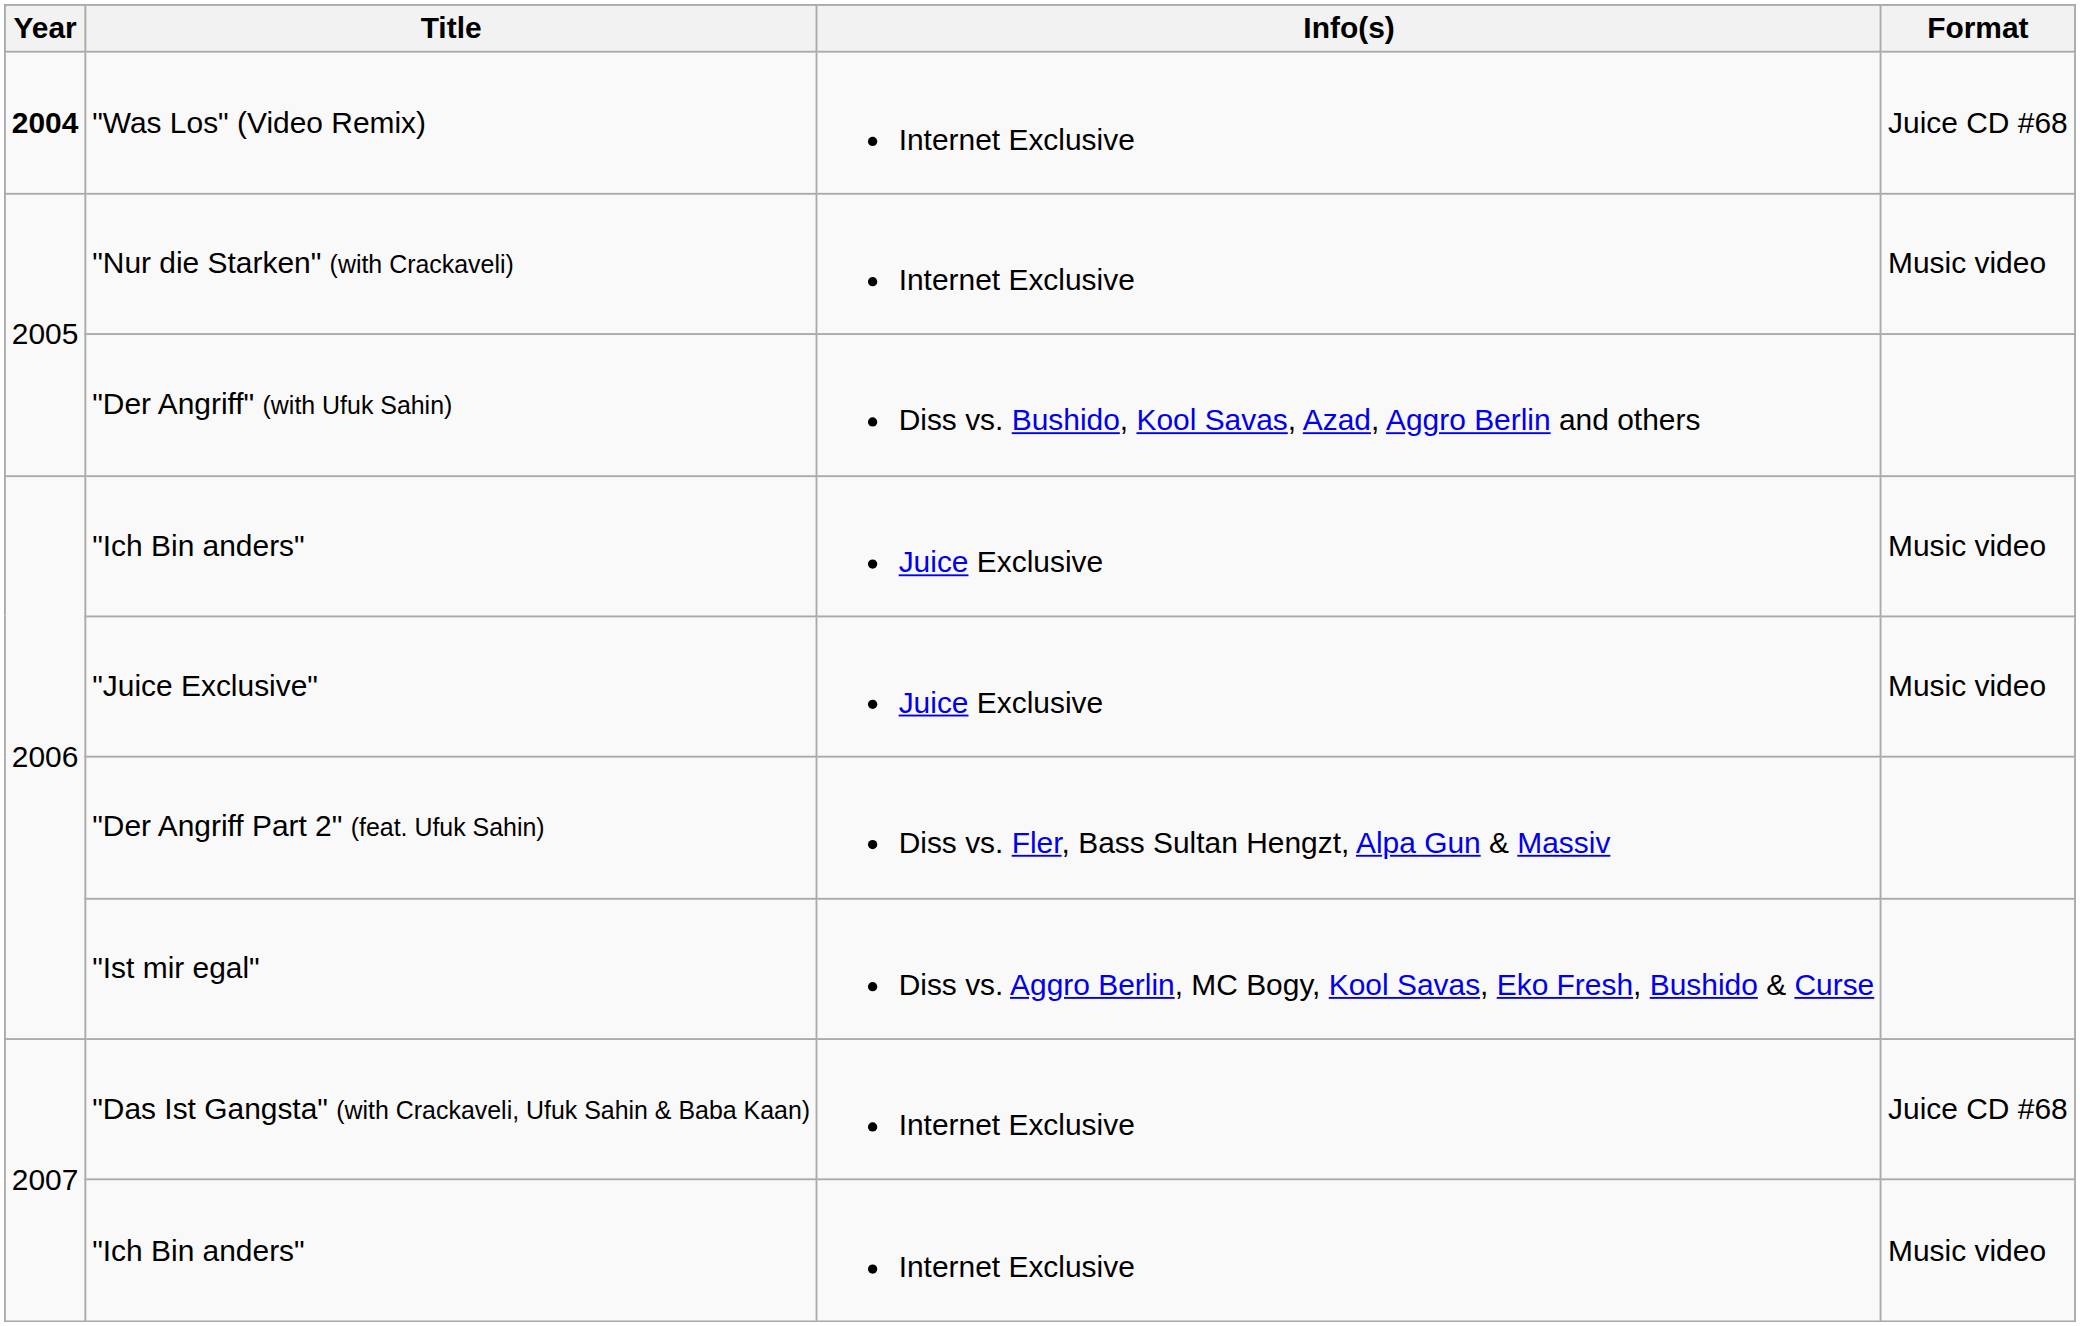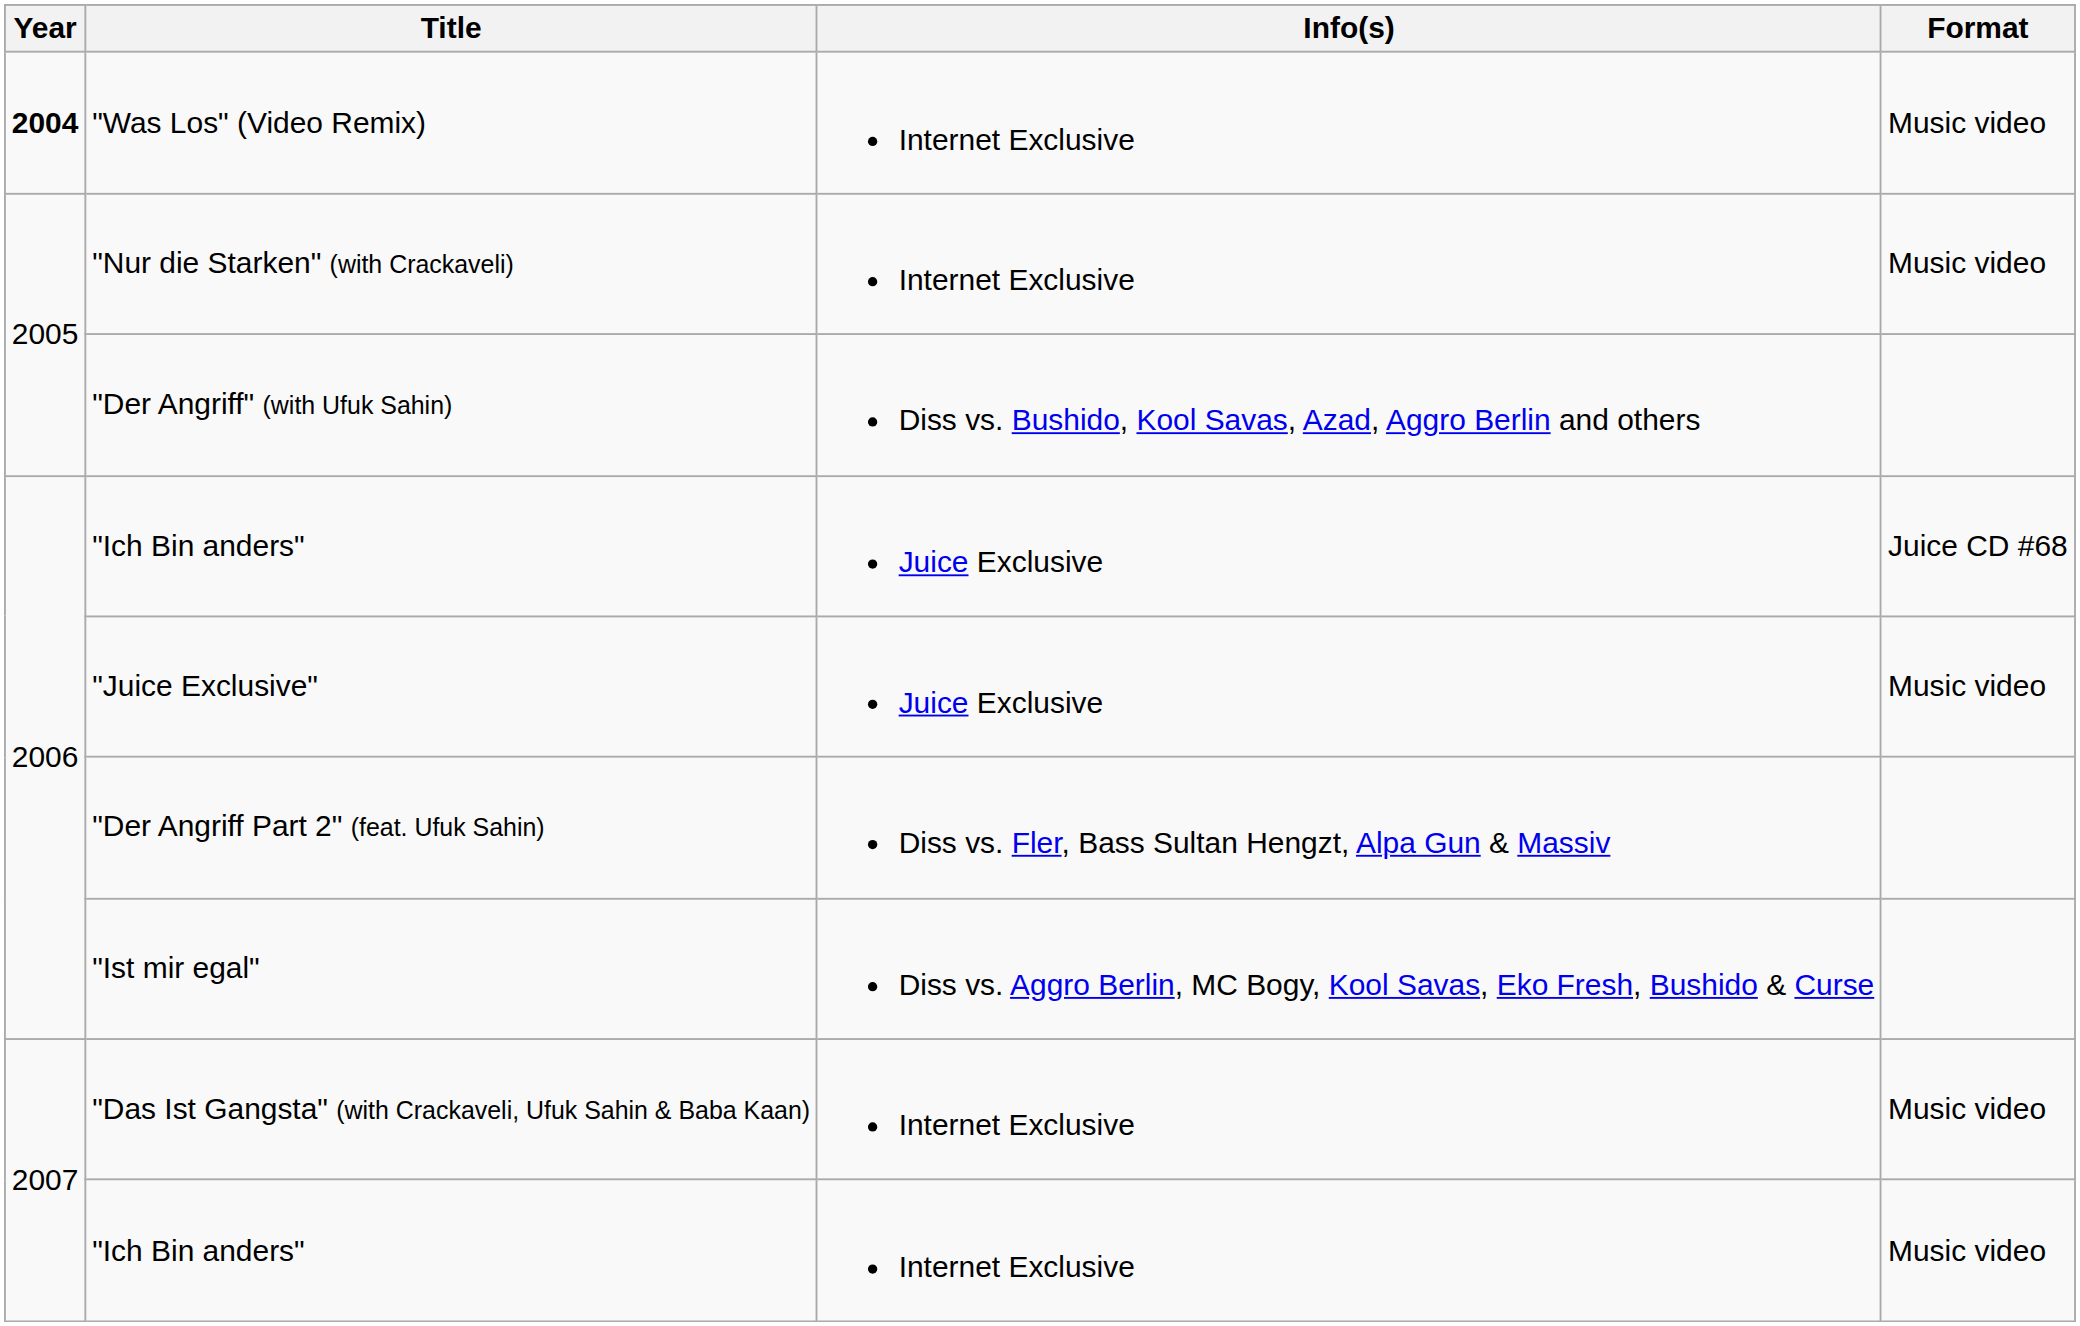(1978, 122) Juice CD #68 -> (1967, 122) Music video
(1967, 545) Music video -> (1978, 545) Juice CD #68
(1978, 1109) Juice CD #68 -> (1967, 1109) Music video
